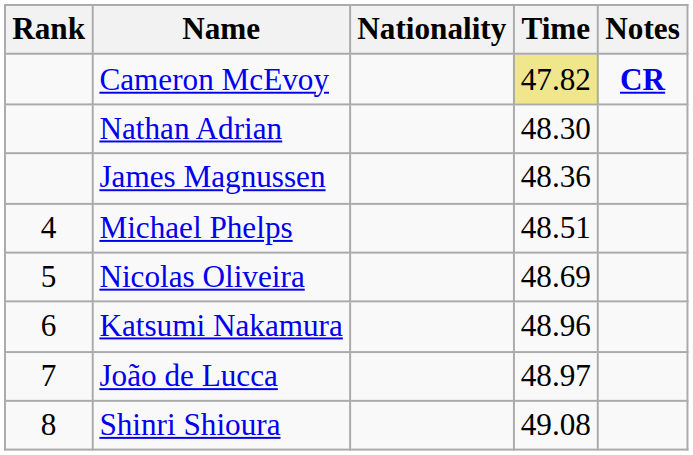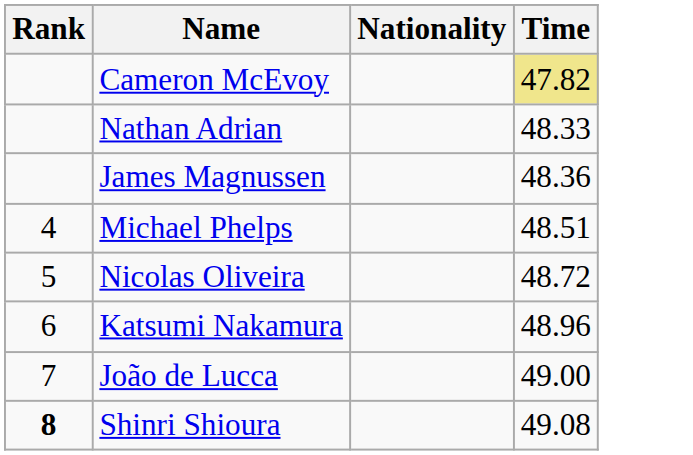- column: (643, 29)
(556, 128) 48.30 -> (556, 128) 48.33
(556, 276) 48.69 -> (556, 276) 48.72
(556, 375) 48.97 -> (556, 375) 49.00
(49, 425) normal -> (49, 425) bold
